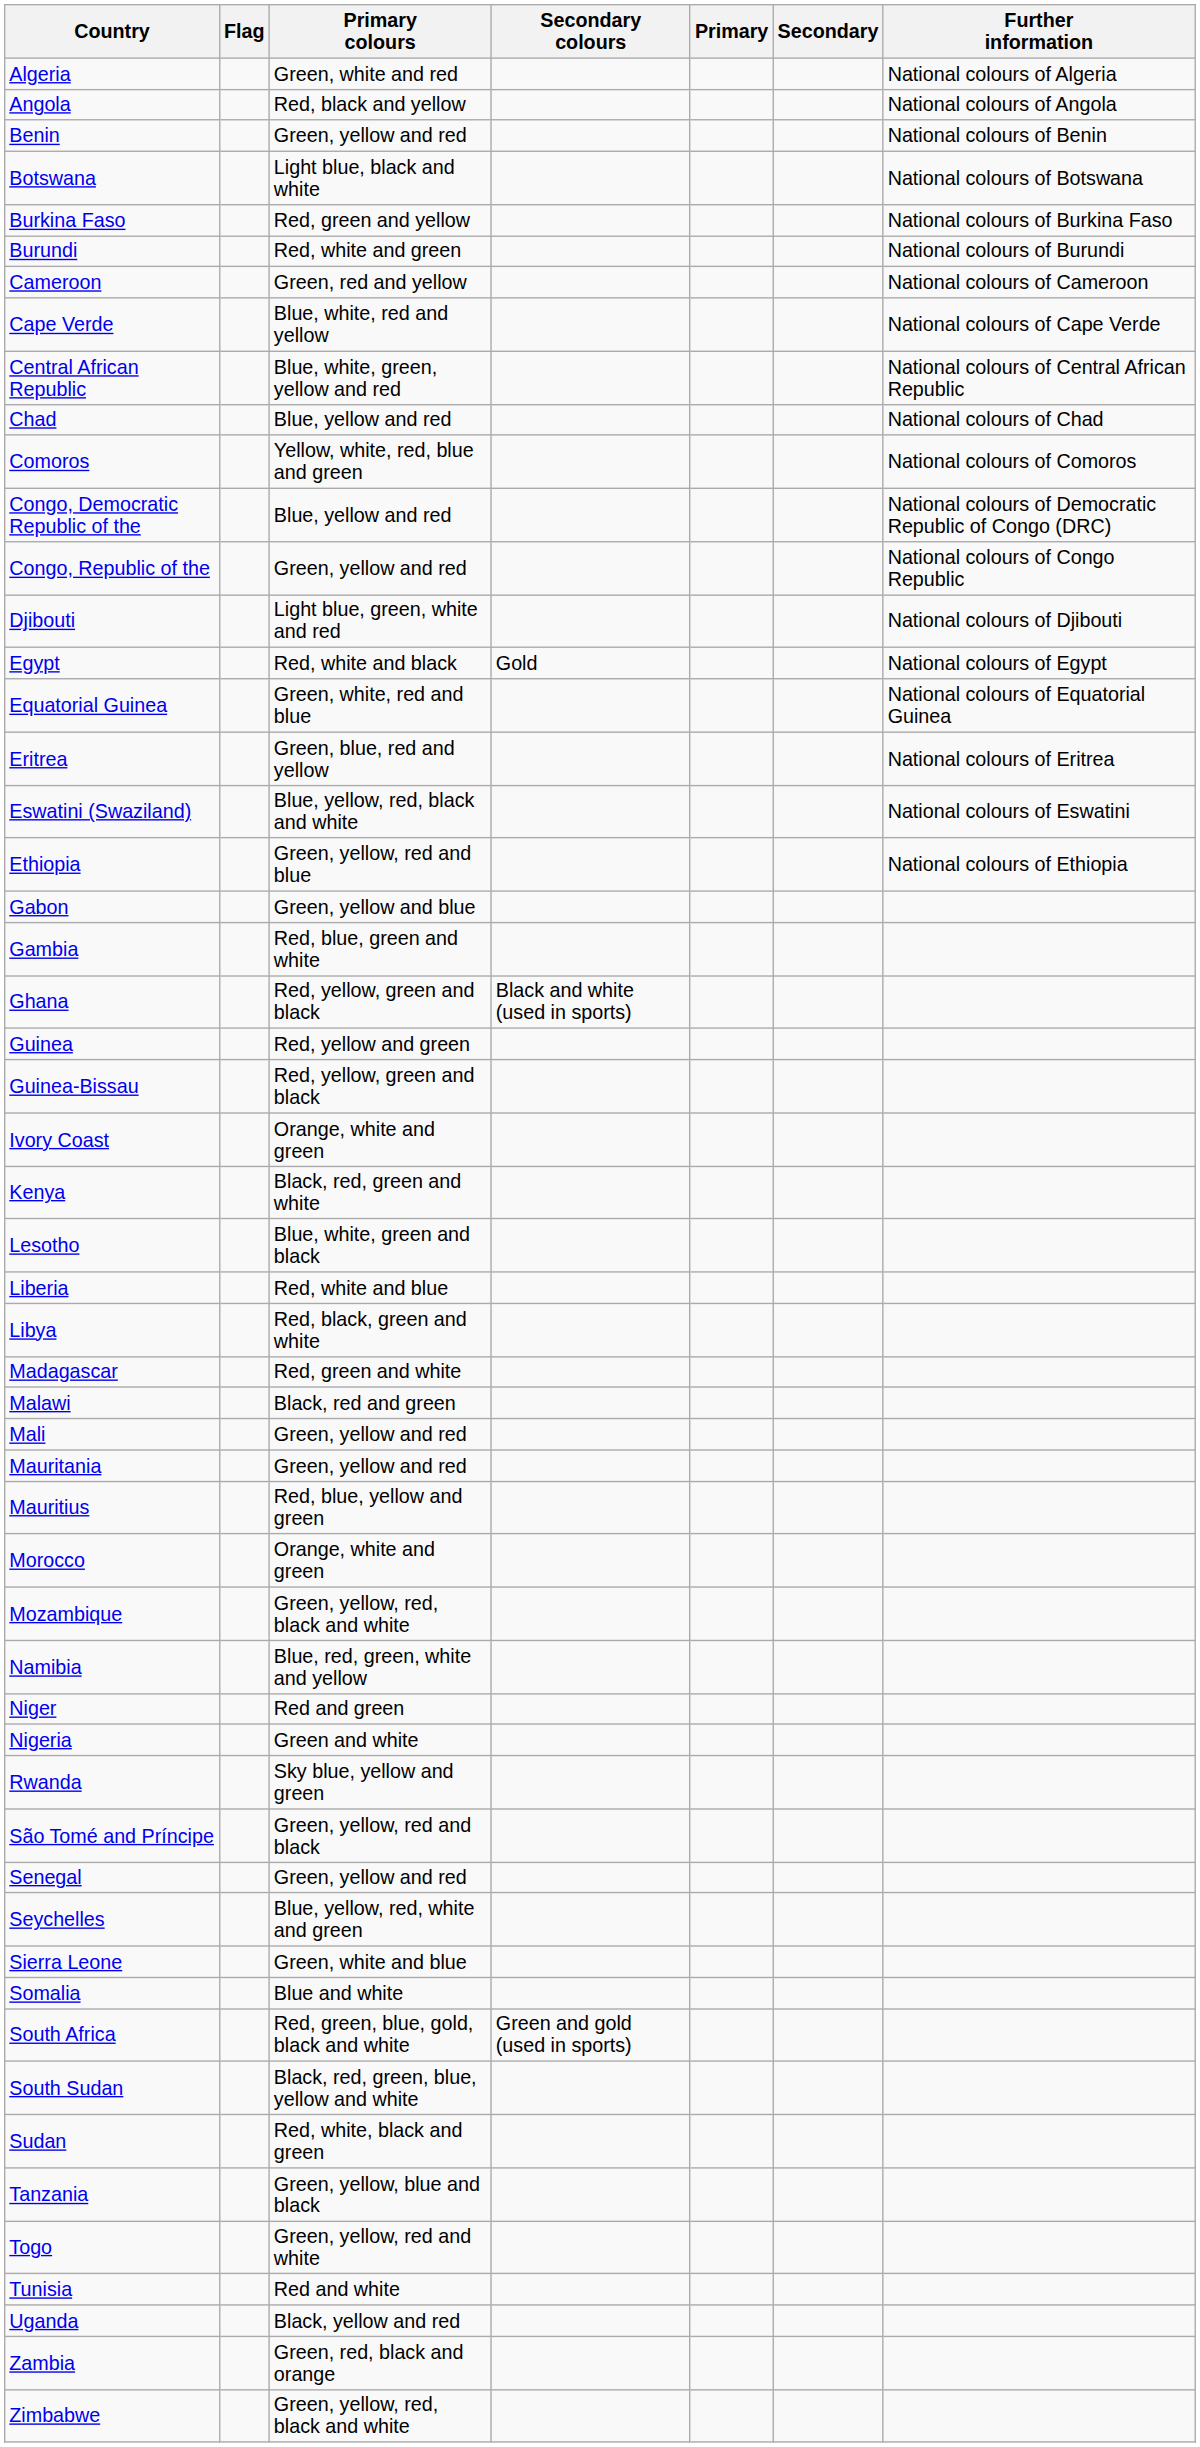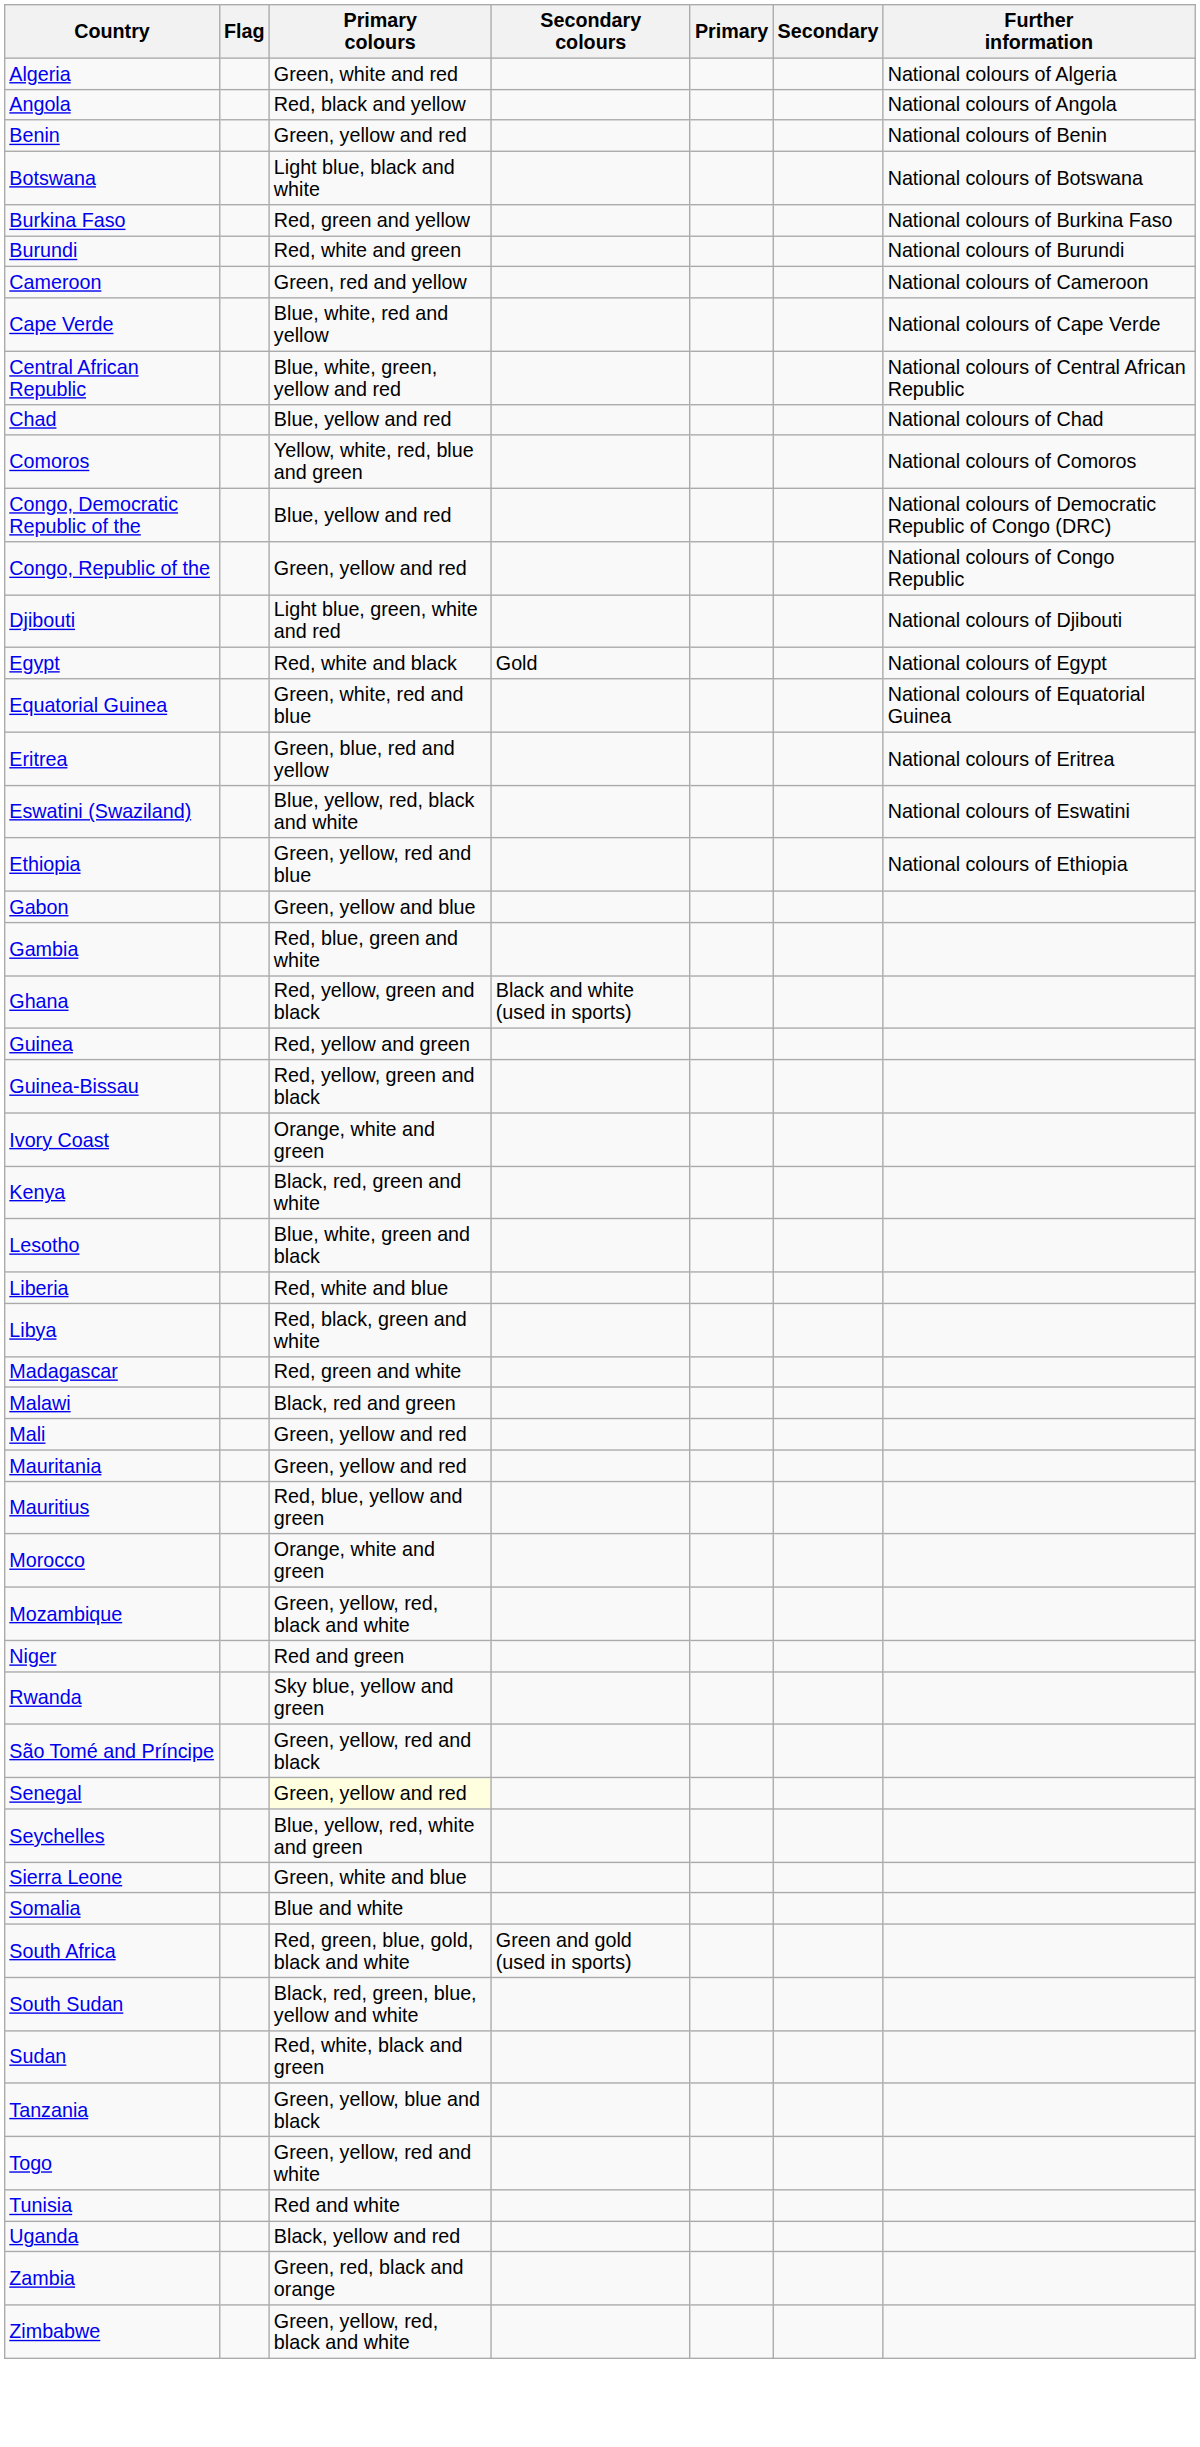- row: (45, 1667)
- row: (41, 1740)
(370, 1878) no background -> (370, 1793) lightyellow background
